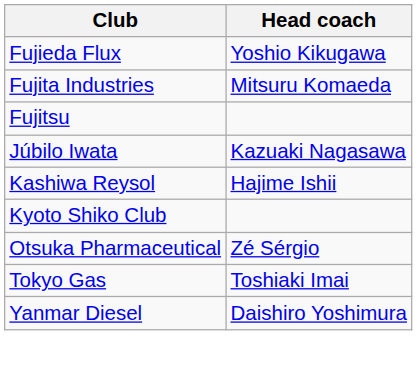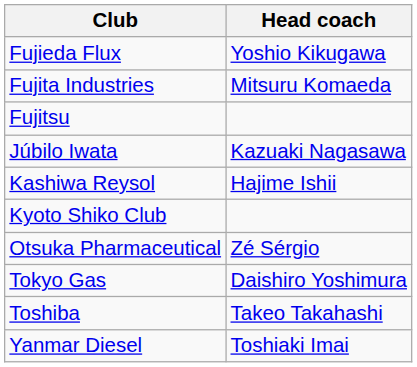(290, 280) Toshiaki Imai -> (319, 280) Daishiro Yoshimura
+ row: (45, 313)
(319, 313) Daishiro Yoshimura -> (290, 345) Toshiaki Imai
